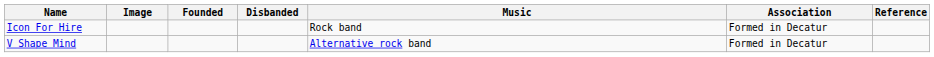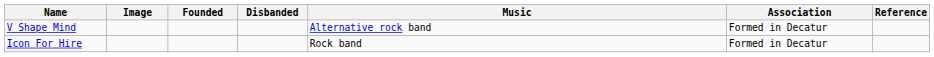rows swapped: (44, 28) <-> (41, 44)
